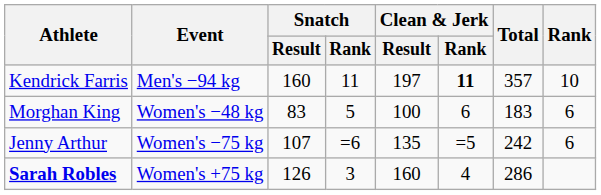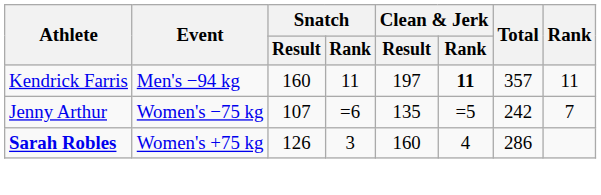(570, 80) 10 -> (570, 80) 11
- row: (65, 112)
(570, 143) 6 -> (570, 112) 7
